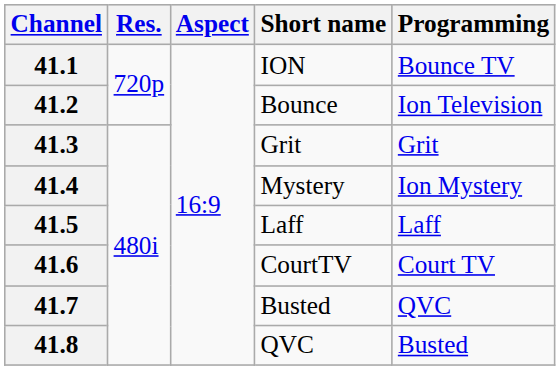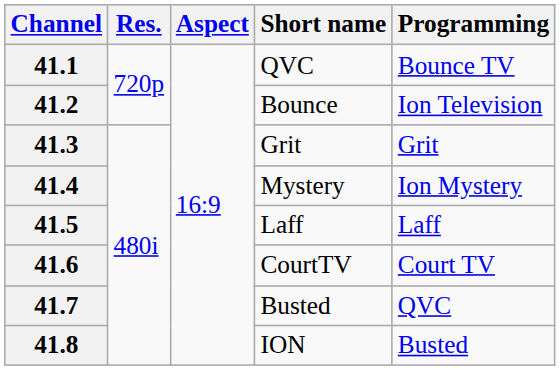(283, 64) ION -> (287, 64) QVC
(287, 345) QVC -> (283, 345) ION
